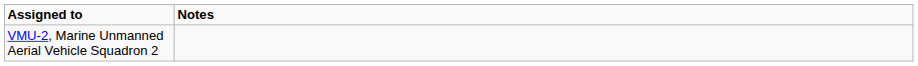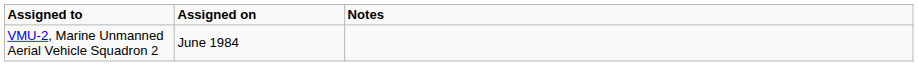+ column: (217, 14)
